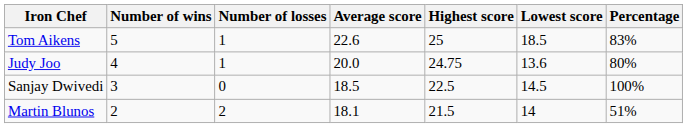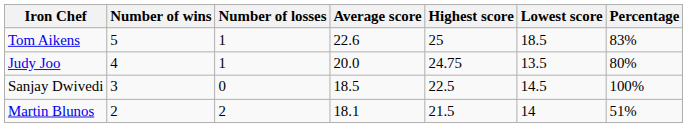(534, 63) 13.6 -> (534, 63) 13.5
